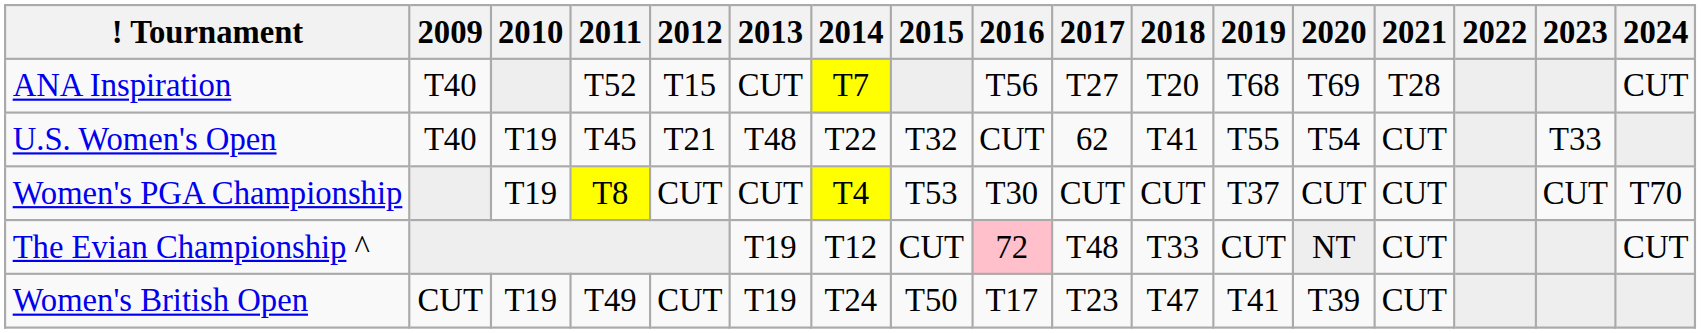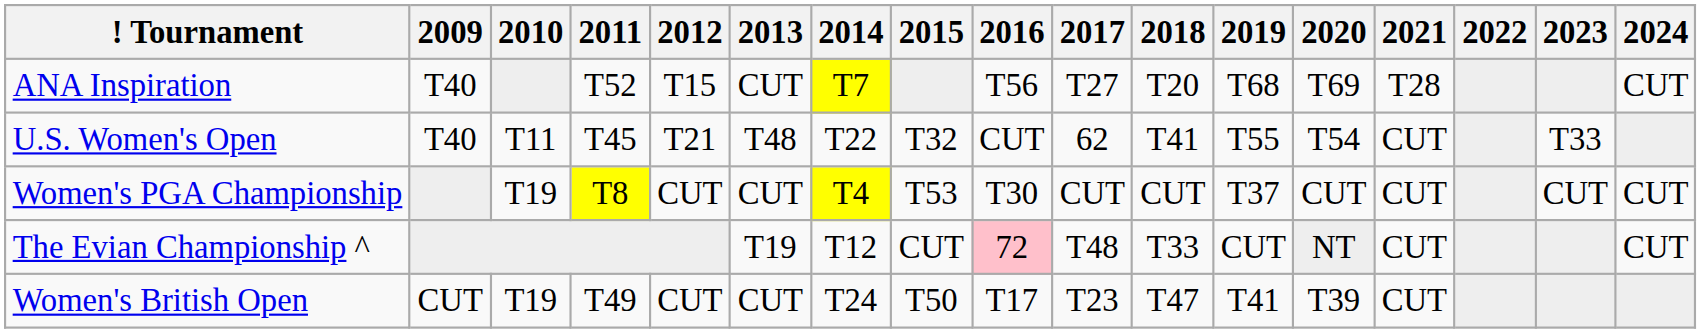(531, 139) T19 -> (531, 139) T11
(1656, 193) T70 -> (1656, 193) CUT
(770, 301) T19 -> (770, 301) CUT
